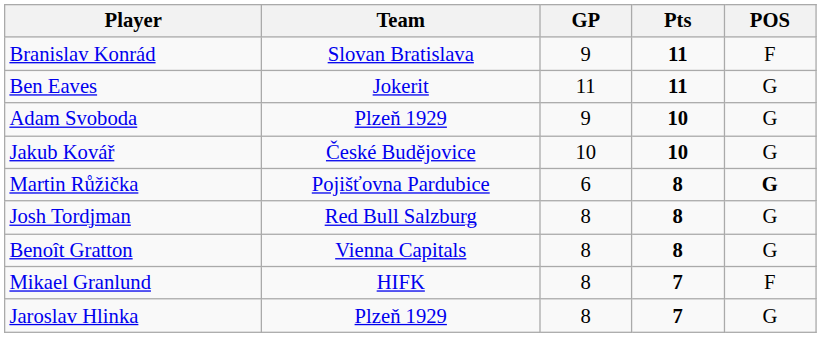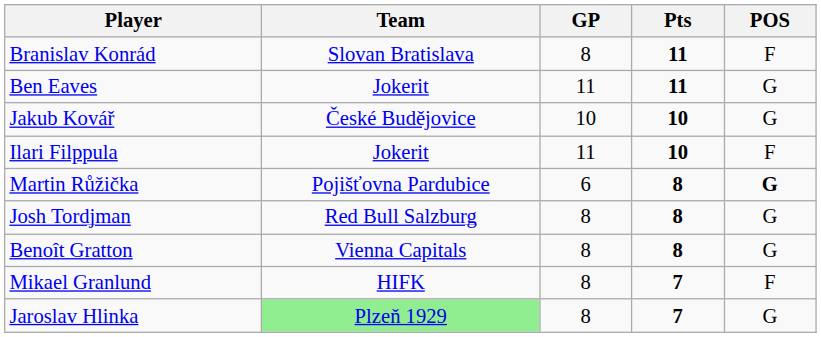(586, 53) 9 -> (586, 53) 8
- row: (73, 119)
+ row: (64, 151)
(401, 315) no background -> (401, 315) lightgreen background
